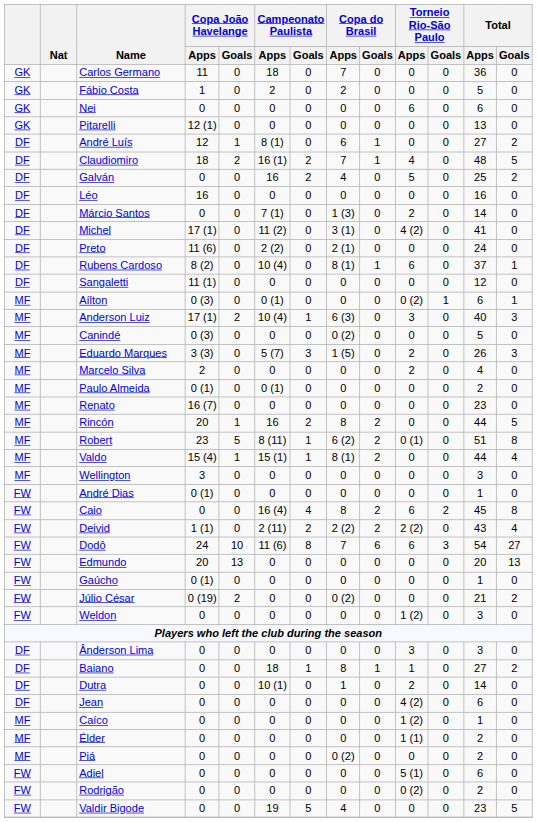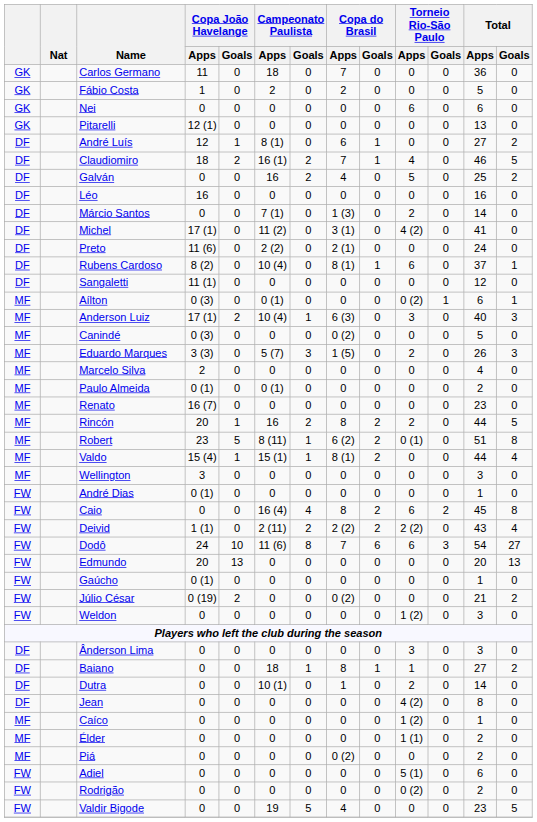(480, 160) 48 -> (480, 160) 46
(412, 370) 2 -> (412, 370) 0
(412, 423) 0 -> (412, 423) 2
(480, 703) 6 -> (480, 703) 8
